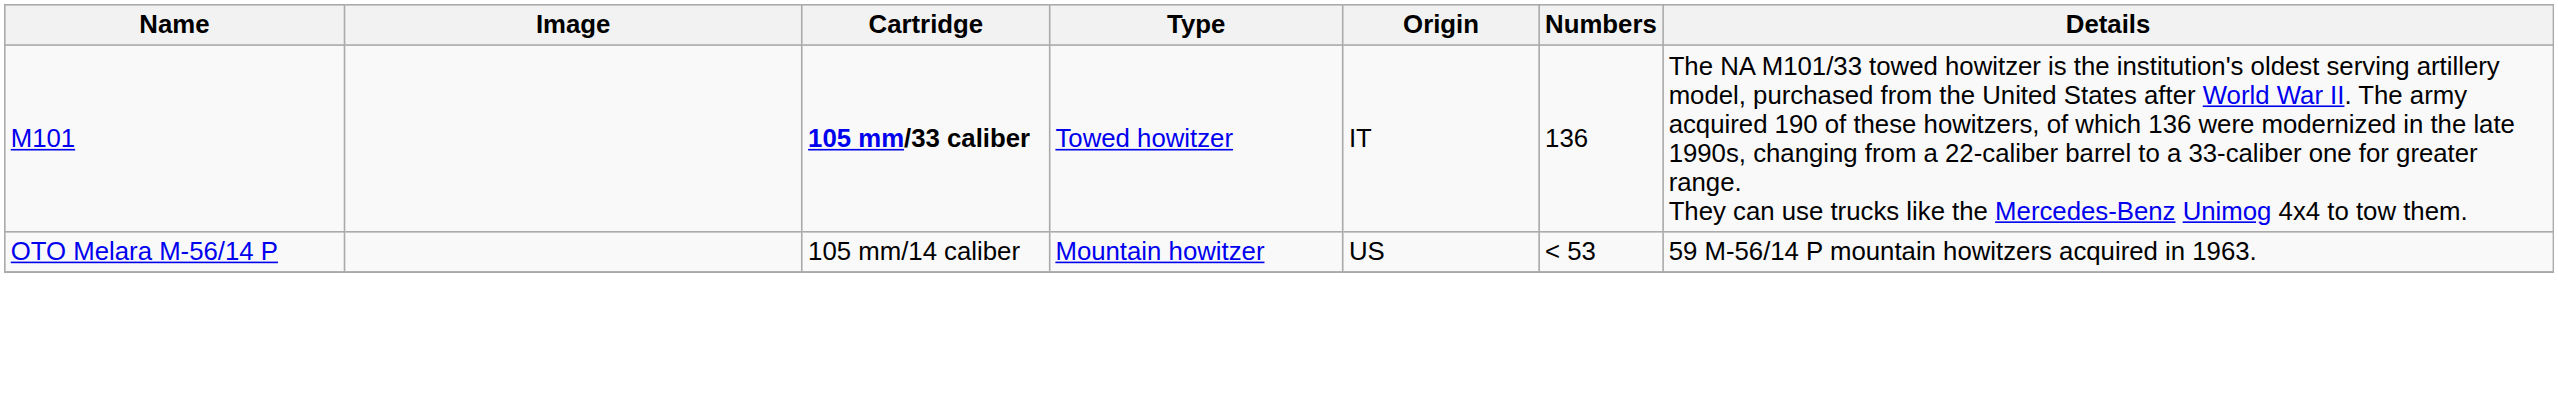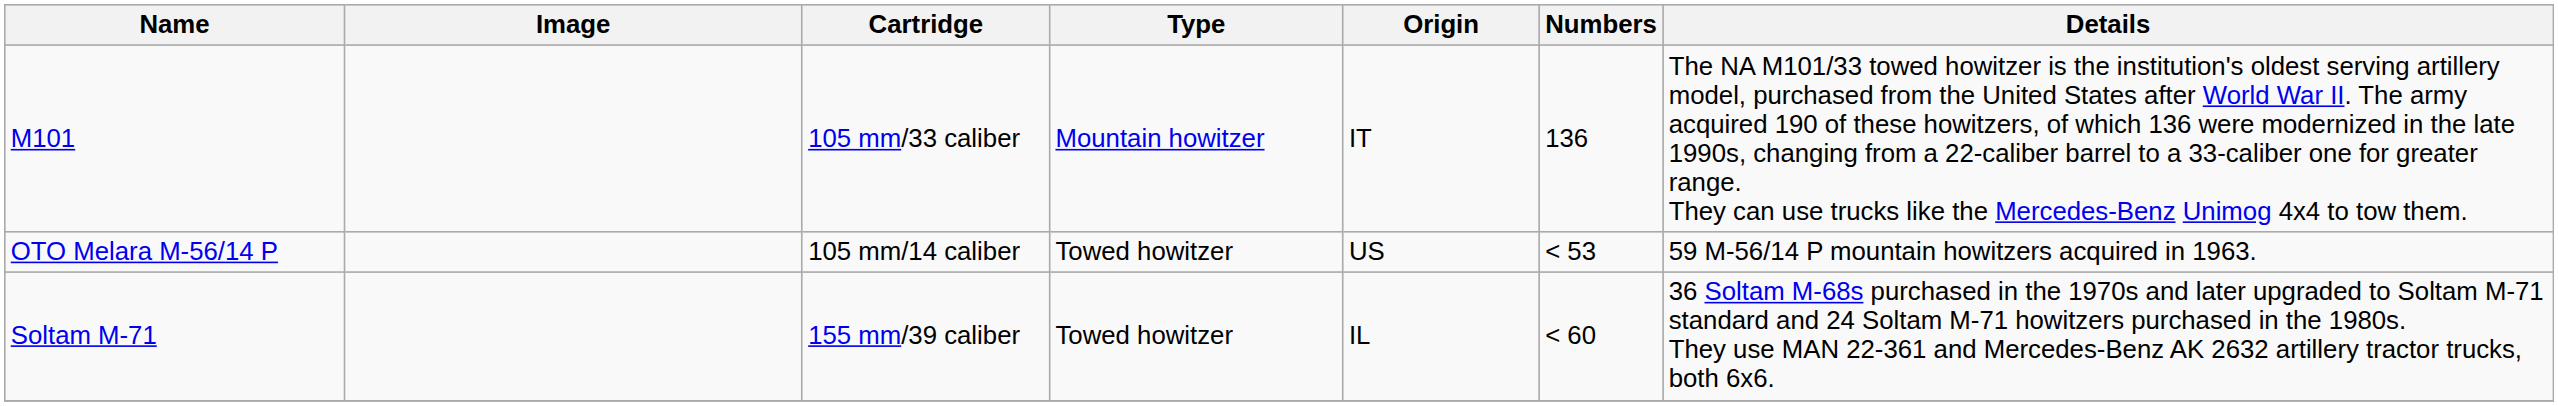(919, 138) bold -> (914, 138) normal
(1144, 138) Towed howitzer -> (1160, 138) Mountain howitzer
(1160, 251) Mountain howitzer -> (1144, 251) Towed howitzer
+ row: (84, 335)
